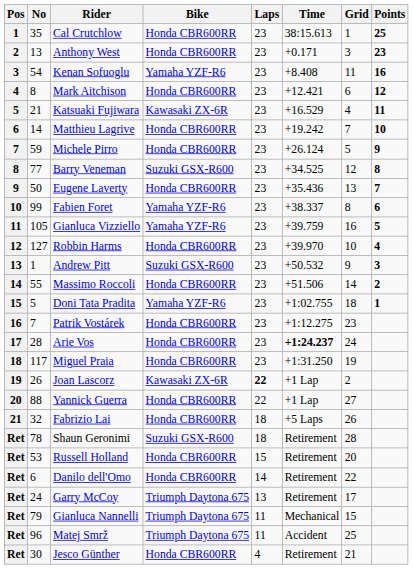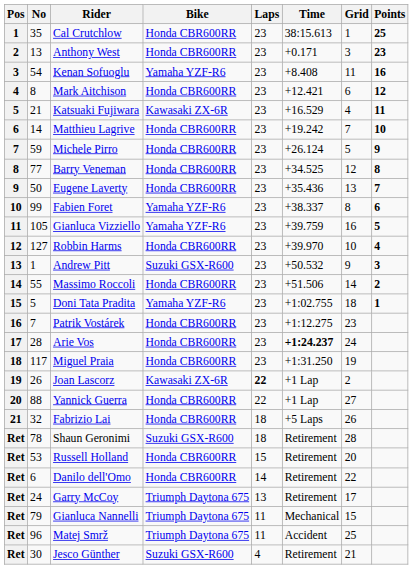(190, 168) Suzuki GSX-R600 -> (191, 168) Honda CBR600RR
(191, 554) Honda CBR600RR -> (190, 554) Suzuki GSX-R600
